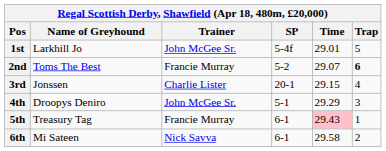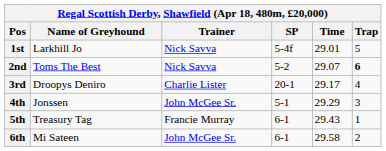(200, 48) John McGee Sr. -> (190, 48) Nick Savva
(199, 66) Francie Murray -> (190, 66) Nick Savva
(51, 84) Jonssen -> (69, 84) Droopys Deniro
(327, 84) 29.15 -> (327, 84) 29.17
(69, 102) Droopys Deniro -> (51, 102) Jonssen
(327, 119) pink background -> (327, 119) no background
(190, 137) Nick Savva -> (200, 137) John McGee Sr.
